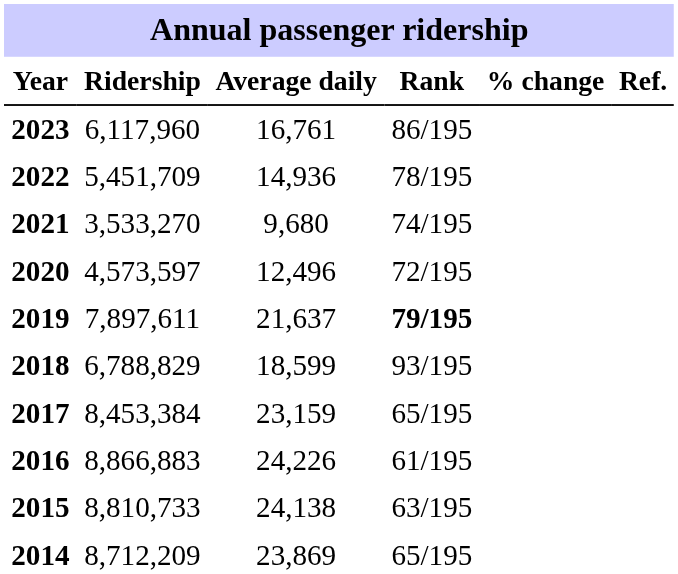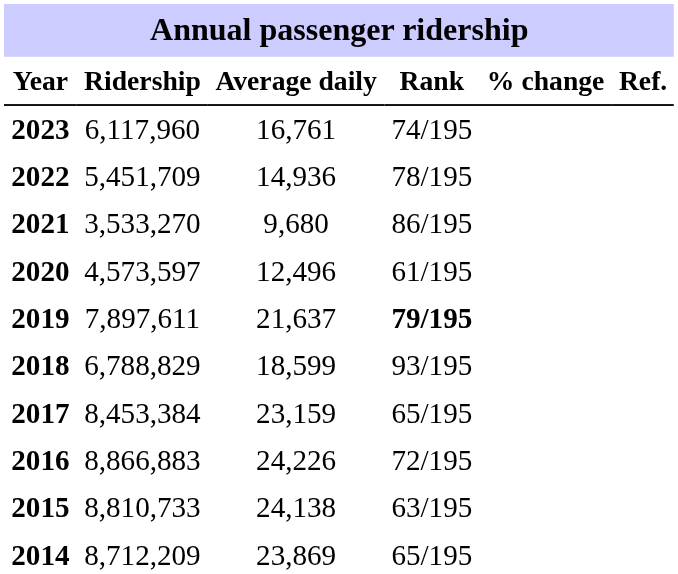(432, 129) 86/195 -> (432, 129) 74/195
(432, 223) 74/195 -> (432, 223) 86/195
(432, 271) 72/195 -> (432, 271) 61/195
(432, 460) 61/195 -> (432, 460) 72/195
